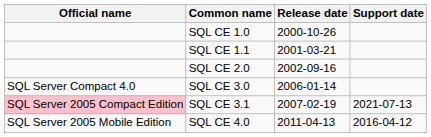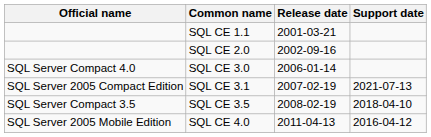- row: (219, 31)
(95, 104) pink background -> (95, 86) no background
+ row: (219, 104)
